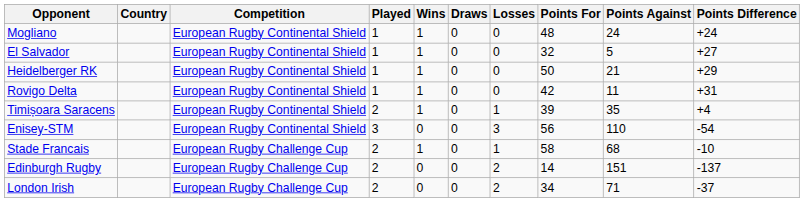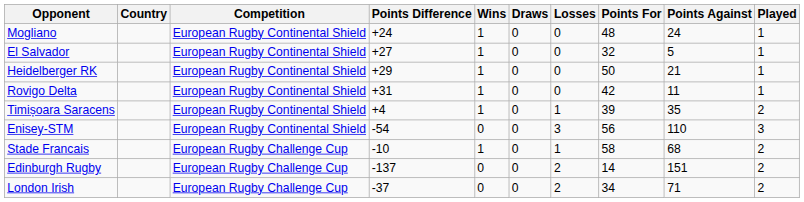columns swapped: (391, 14) <-> (747, 14)
